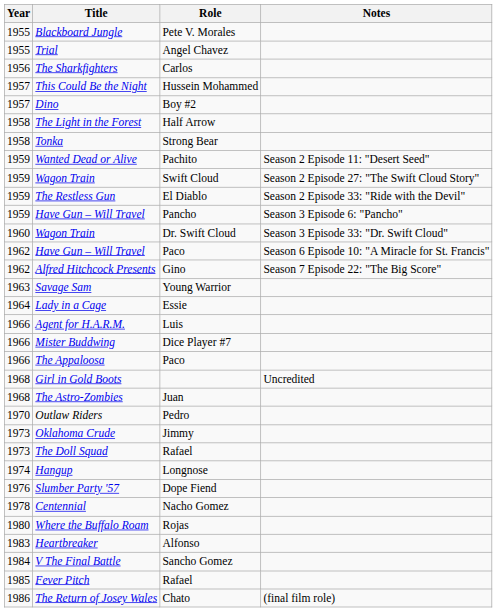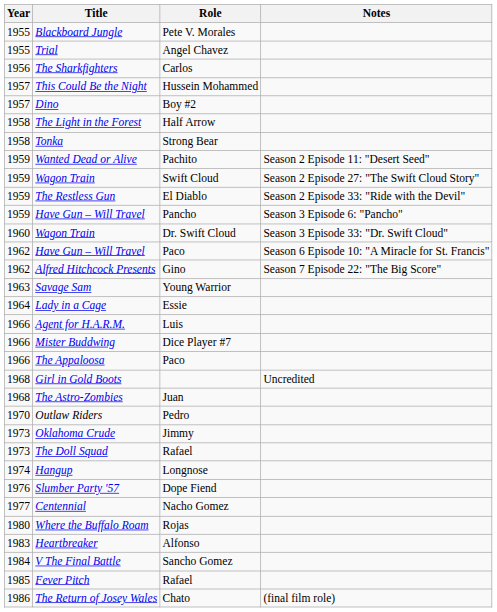(19, 506) 1978 -> (19, 506) 1977
